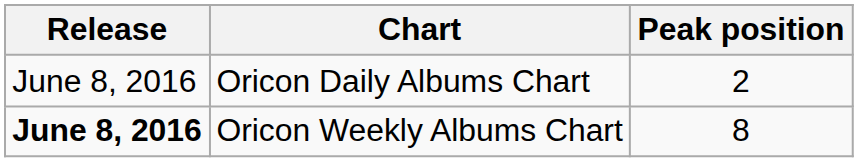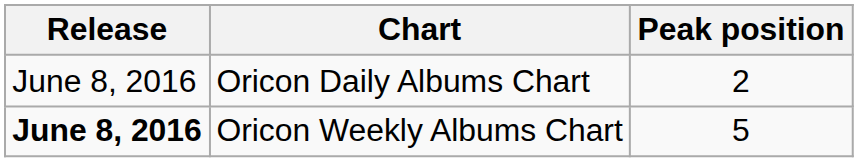(741, 130) 8 -> (741, 130) 5
